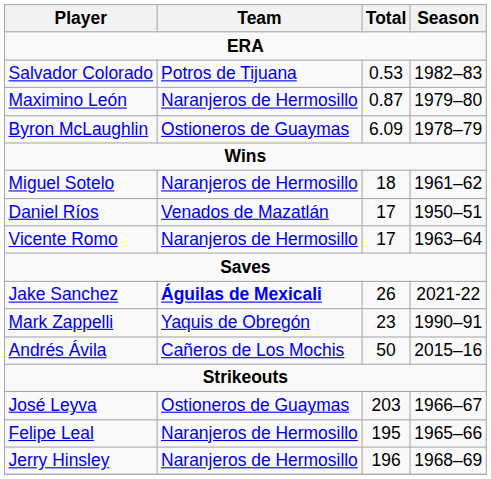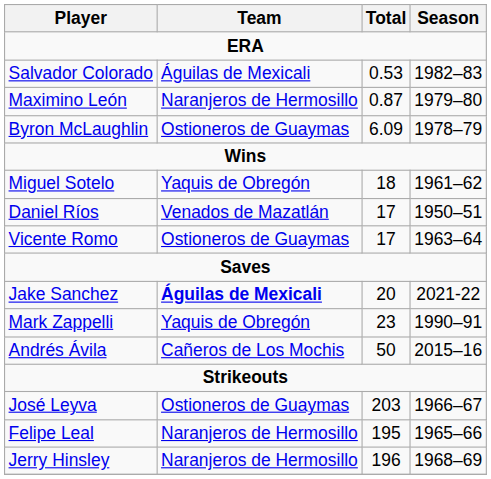(229, 73) Potros de Tijuana -> (236, 73) Águilas de Mexicali
(259, 184) Naranjeros de Hermosillo -> (236, 184) Yaquis de Obregón
(259, 239) Naranjeros de Hermosillo -> (255, 239) Ostioneros de Guaymas
(386, 294) 26 -> (386, 294) 20
